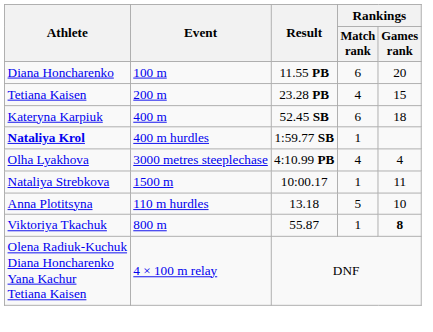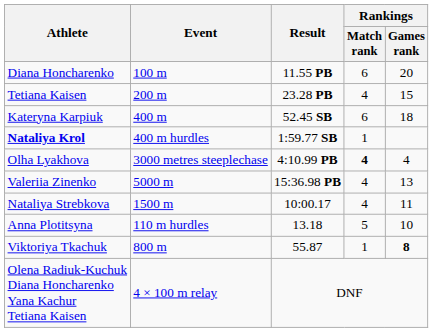(358, 160) normal -> (365, 160) bold
+ row: (52, 182)
(358, 182) 1 -> (365, 204) 4
